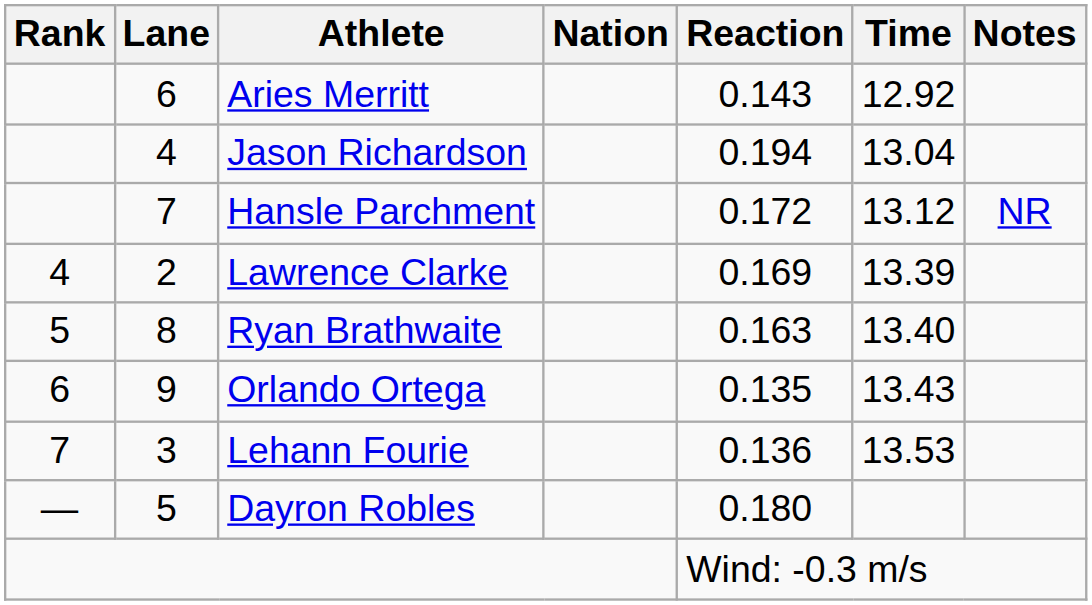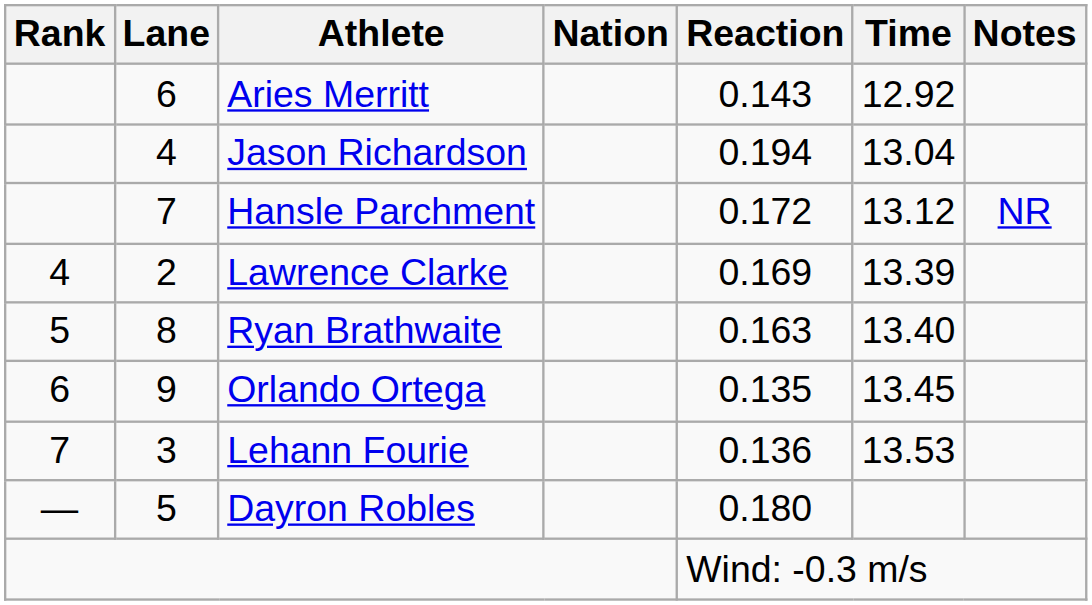(909, 390) 13.43 -> (909, 390) 13.45
